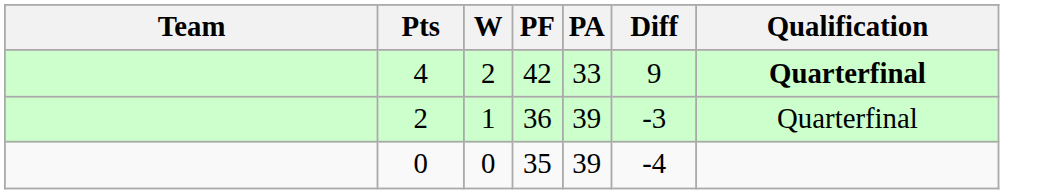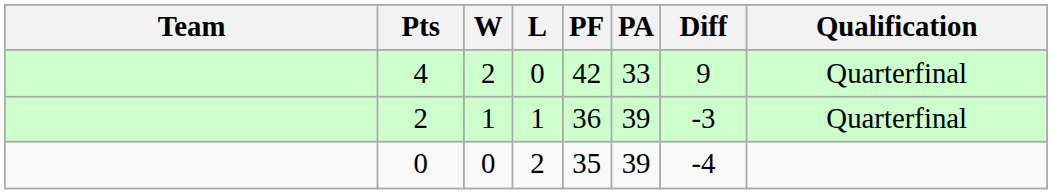+ column: (537, 27)
(847, 73) bold -> (897, 73) normal
